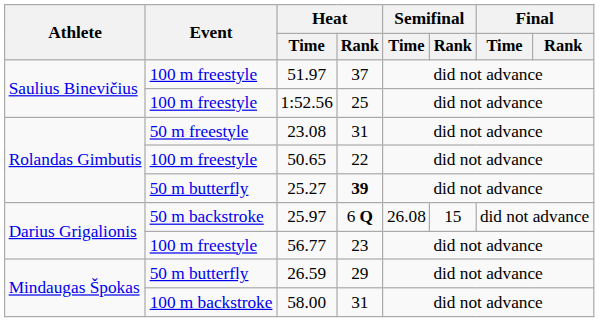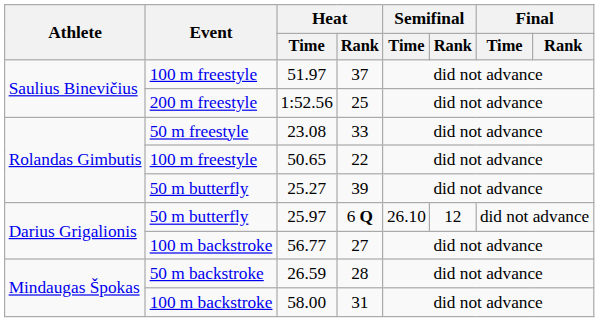(203, 103) 100 m freestyle -> (203, 103) 200 m freestyle
(360, 131) 31 -> (360, 131) 33
(360, 188) bold -> (360, 188) normal
(207, 217) 50 m backstroke -> (199, 217) 50 m butterfly
(406, 217) 26.08 -> (406, 217) 26.10
(453, 217) 15 -> (453, 217) 12
(203, 245) 100 m freestyle -> (211, 245) 100 m backstroke
(360, 245) 23 -> (360, 245) 27
(199, 274) 50 m butterfly -> (207, 274) 50 m backstroke
(360, 274) 29 -> (360, 274) 28
